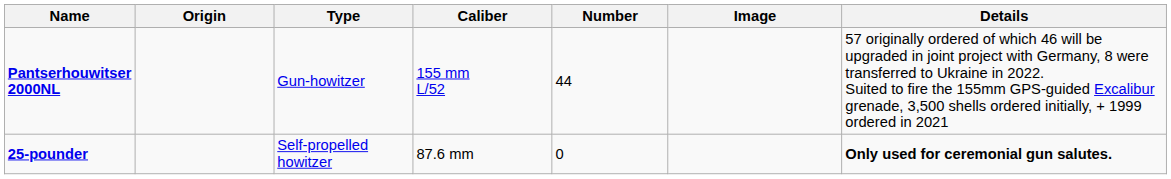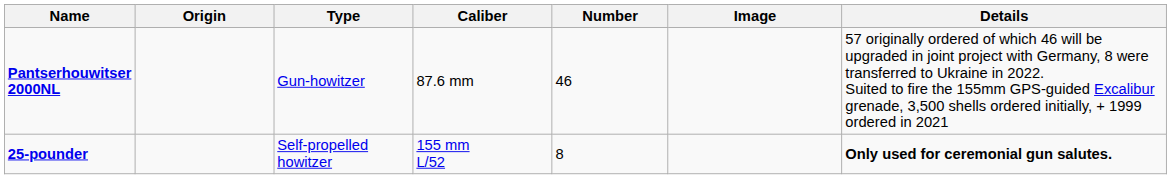(443, 80) 155 mm L/52 -> (445, 80) 87.6 mm
(564, 80) 44 -> (564, 80) 46
(445, 153) 87.6 mm -> (443, 153) 155 mm L/52
(560, 153) 0 -> (560, 153) 8
